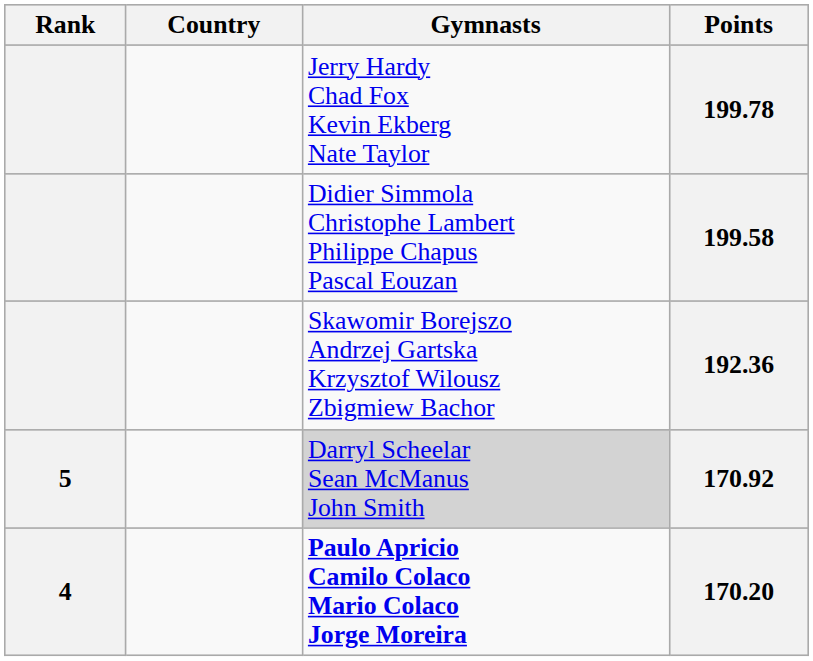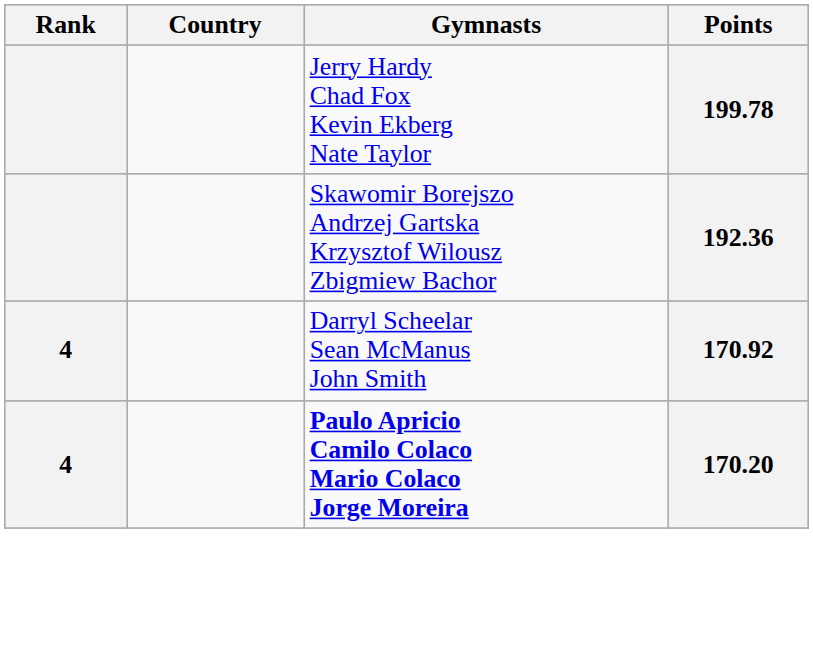- row: (739, 237)
(65, 478) 5 -> (66, 350) 4
(389, 478) lightgrey background -> (391, 350) no background
